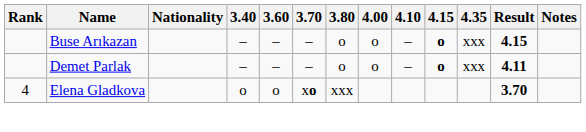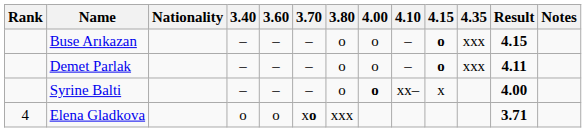+ row: (85, 90)
(514, 90) 3.70 -> (514, 115) 3.71
